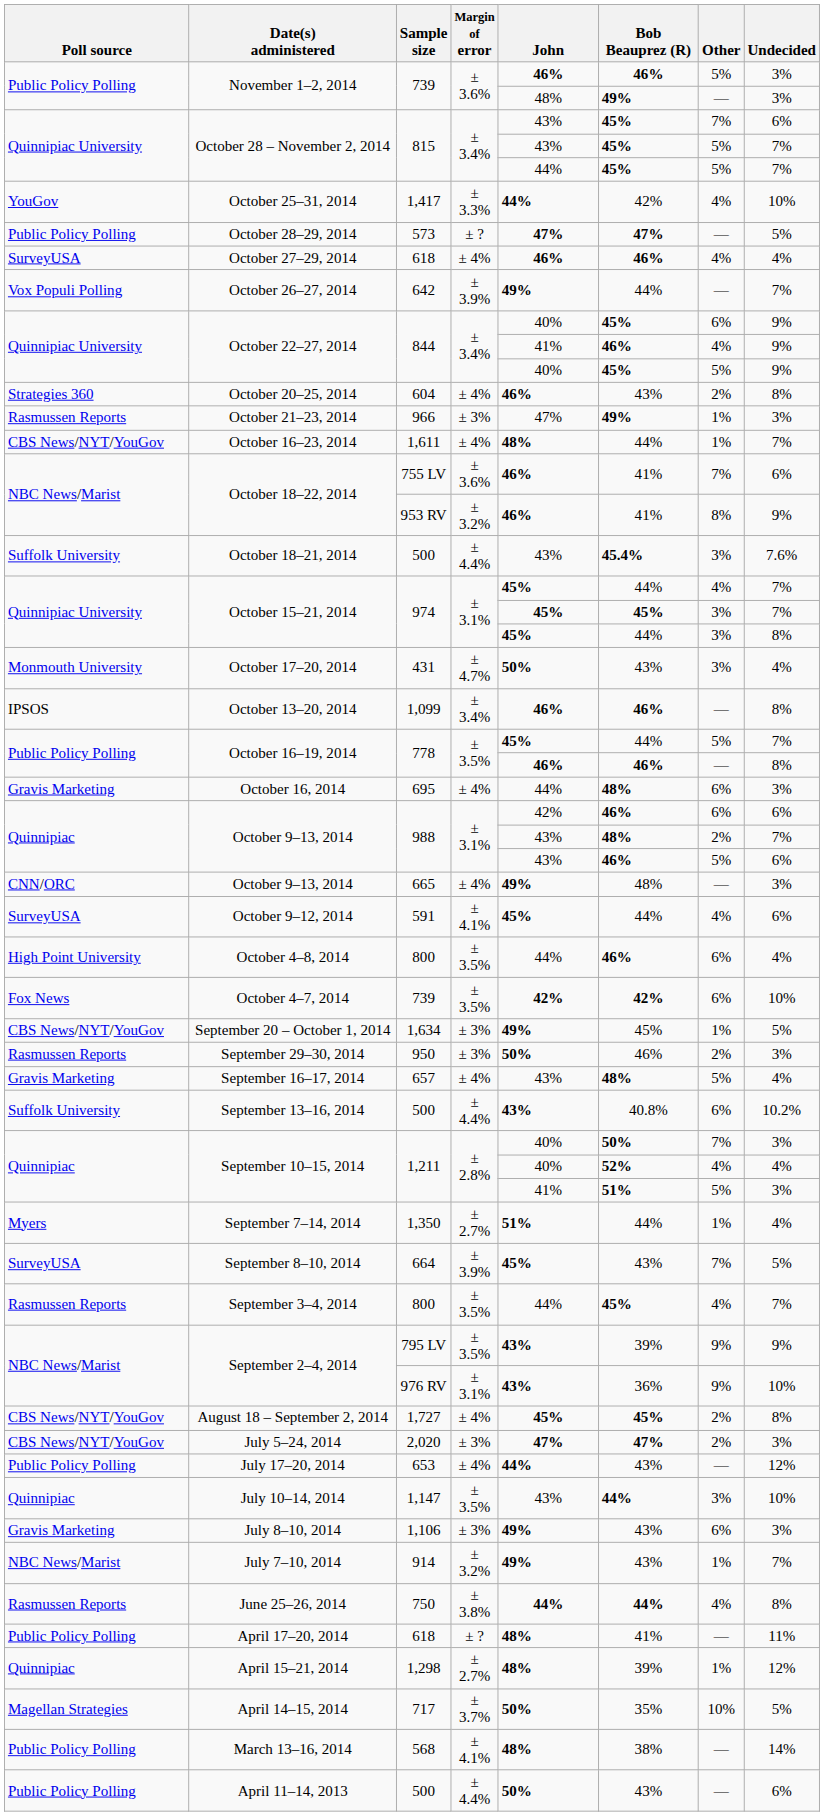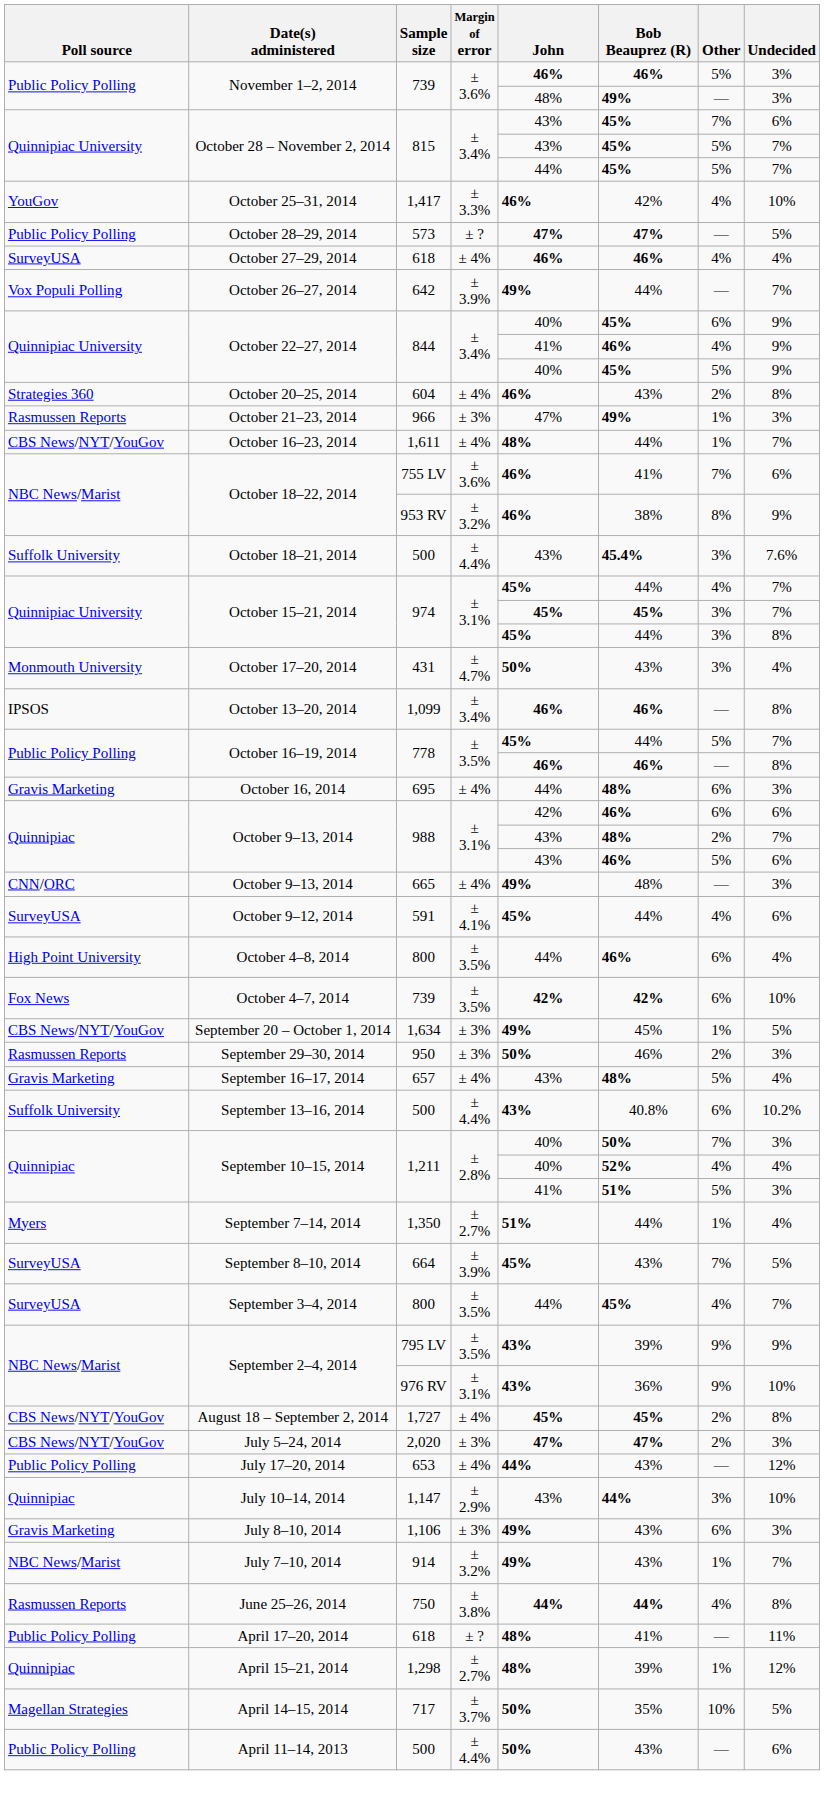(517, 201) 44% -> (517, 201) 46%
(648, 514) 41% -> (648, 514) 38%
(67, 1304) Rasmussen Reports -> (44, 1304) SurveyUSA
(475, 1498) ± 3.5% -> (475, 1498) ± 2.9%
- row: (293, 1749)
